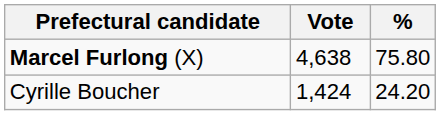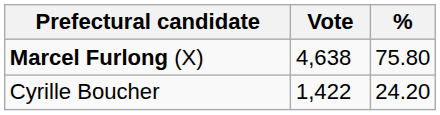(324, 92) 1,424 -> (324, 92) 1,422
